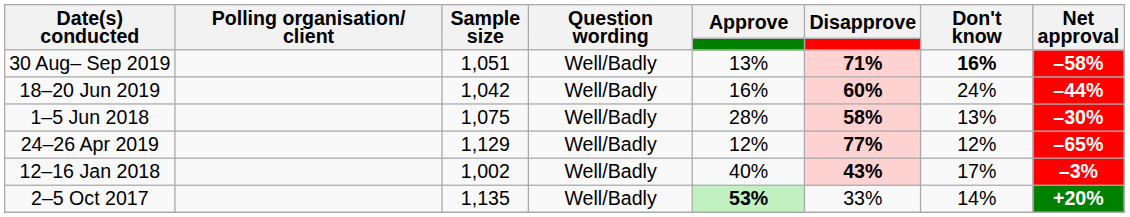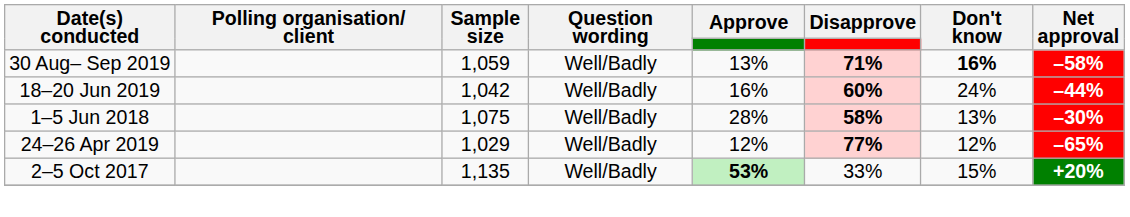(485, 63) 1,051 -> (485, 63) 1,059
(485, 145) 1,129 -> (485, 145) 1,029
- row: (90, 172)
(977, 199) 14% -> (977, 172) 15%
